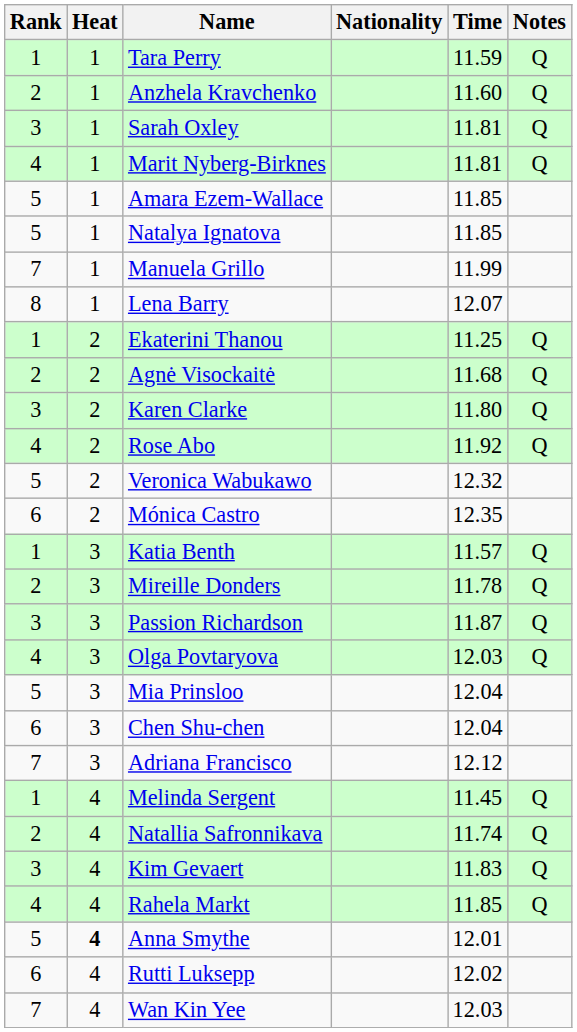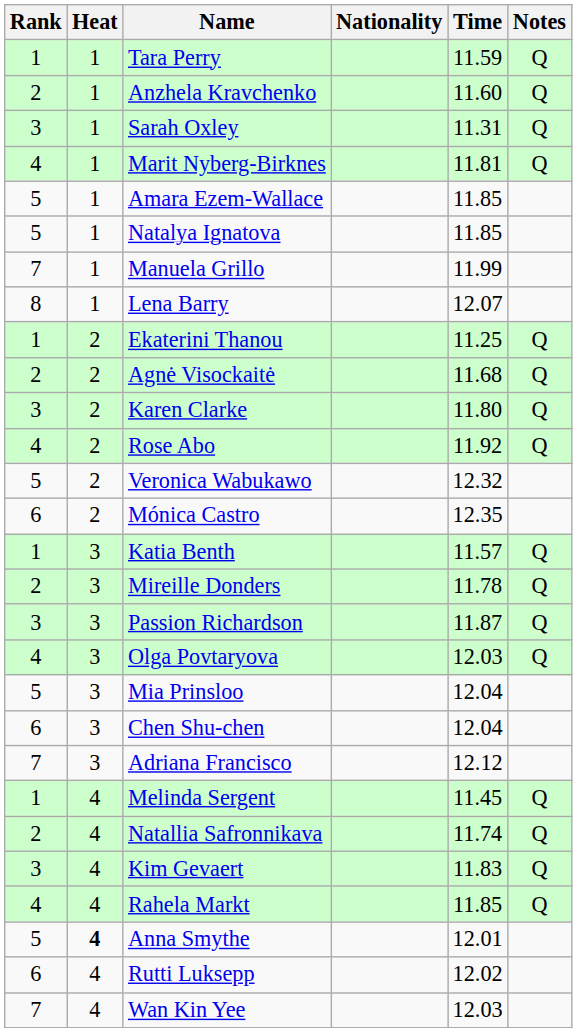(478, 127) 11.81 -> (478, 127) 11.31
